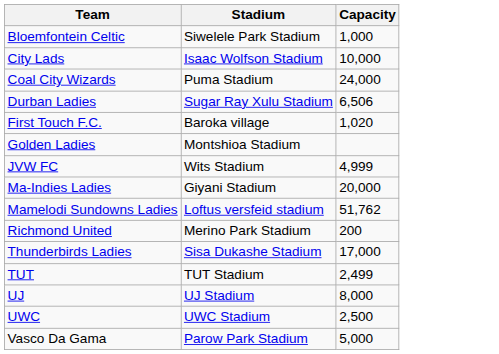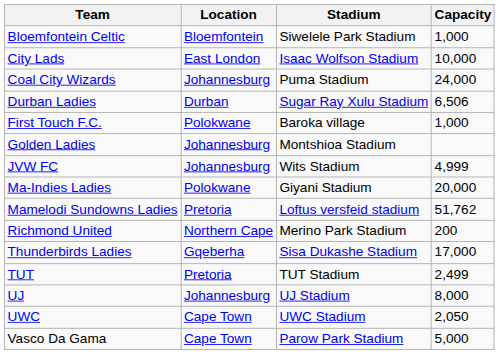+ column: (229, 15)
(356, 123) 1,020 -> (452, 123) 1,000
(356, 317) 2,500 -> (452, 317) 2,050
